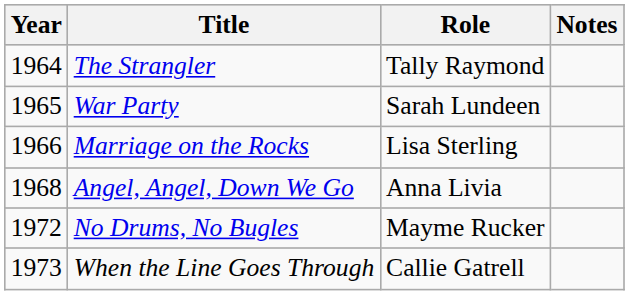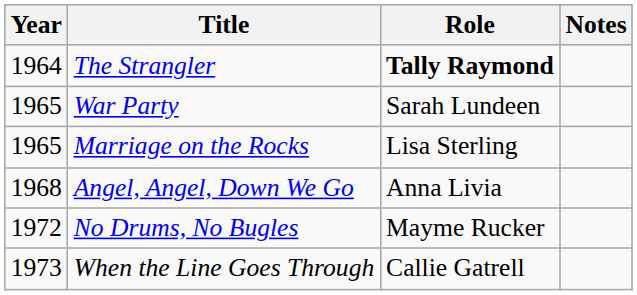(465, 65) normal -> (470, 65) bold
(36, 146) 1966 -> (36, 146) 1965
